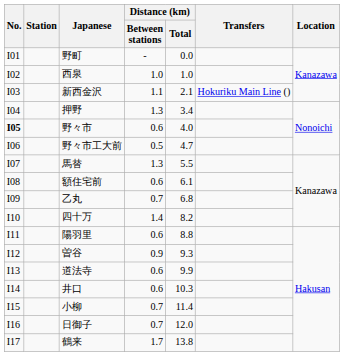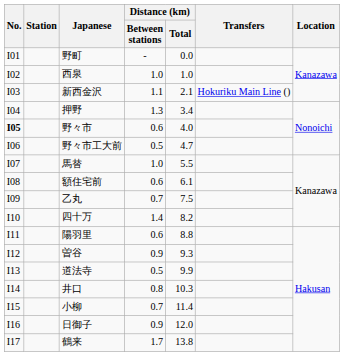(157, 164) 1.3 -> (157, 164) 1.0
(187, 199) 6.8 -> (187, 199) 7.5
(157, 271) 0.6 -> (157, 271) 0.5
(157, 289) 0.6 -> (157, 289) 0.8
(157, 324) 0.7 -> (157, 324) 0.9
